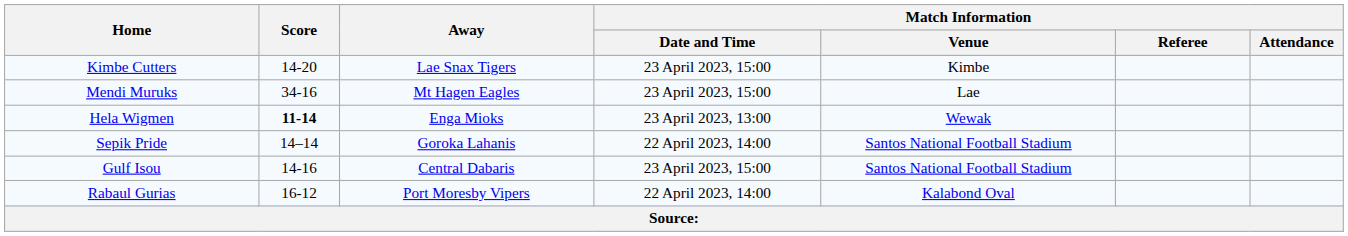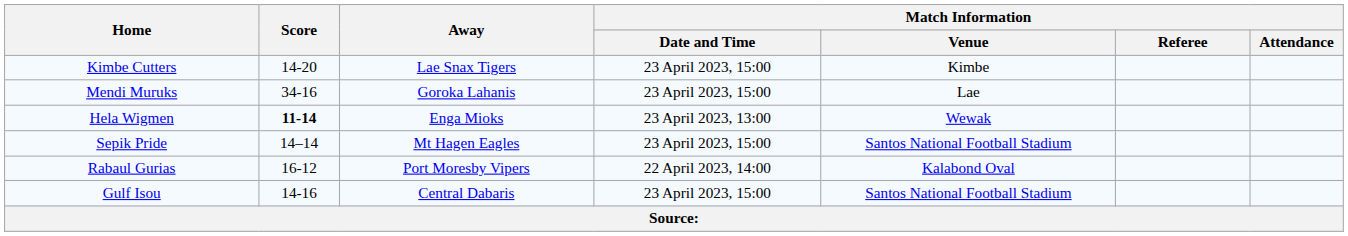(466, 93) Mt Hagen Eagles -> (466, 93) Goroka Lahanis
(466, 143) Goroka Lahanis -> (466, 143) Mt Hagen Eagles
(707, 143) 22 April 2023, 14:00 -> (707, 143) 23 April 2023, 15:00
rows swapped: (132, 193) <-> (132, 168)
